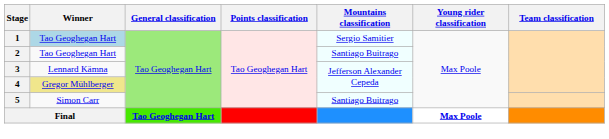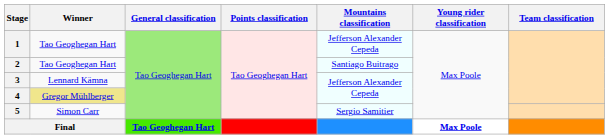(78, 38) lightblue background -> (78, 44) no background
(365, 38) Sergio Samitier -> (365, 44) Jefferson Alexander Cepeda
(365, 100) Santiago Buitrago -> (365, 111) Sergio Samitier
